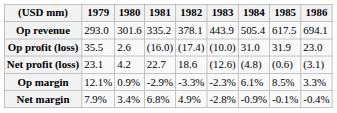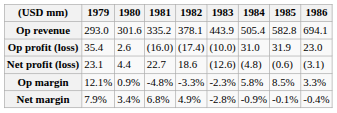(284, 30) 617.5 -> (284, 30) 582.8
(94, 47) 35.5 -> (94, 47) 35.4
(124, 64) 4.2 -> (124, 64) 4.4
(160, 82) -2.9% -> (160, 82) -4.8%
(252, 82) 6.1% -> (252, 82) 5.8%
